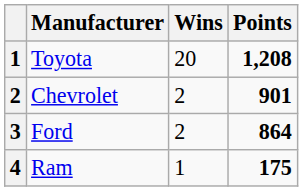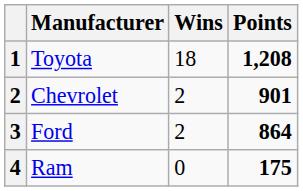(185, 59) 20 -> (185, 59) 18
(180, 168) 1 -> (180, 168) 0
